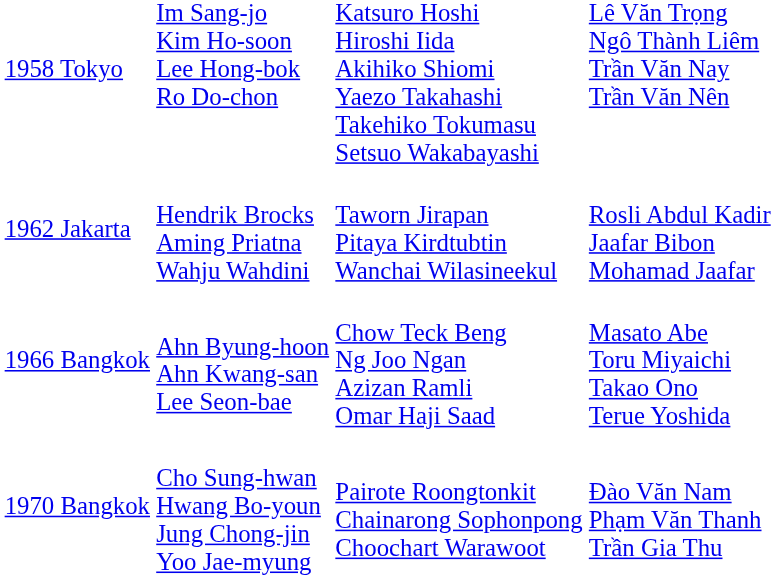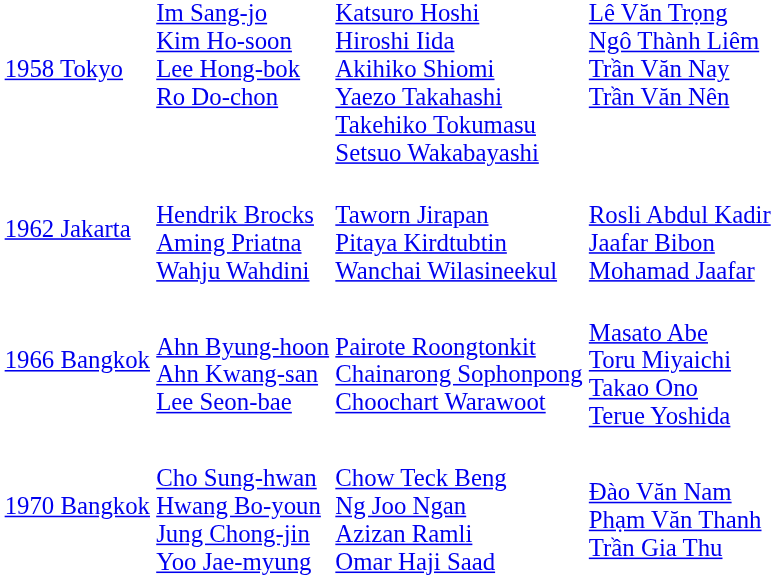(421, 374) Chow Teck Beng Ng Joo Ngan Azizan Ramli Omar Haji Saad -> (459, 374) Pairote Roongtonkit Chainarong Sophonpong Choochart Warawoot
(459, 520) Pairote Roongtonkit Chainarong Sophonpong Choochart Warawoot -> (421, 520) Chow Teck Beng Ng Joo Ngan Azizan Ramli Omar Haji Saad
